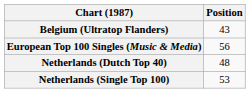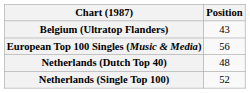(224, 79) 53 -> (224, 79) 52
